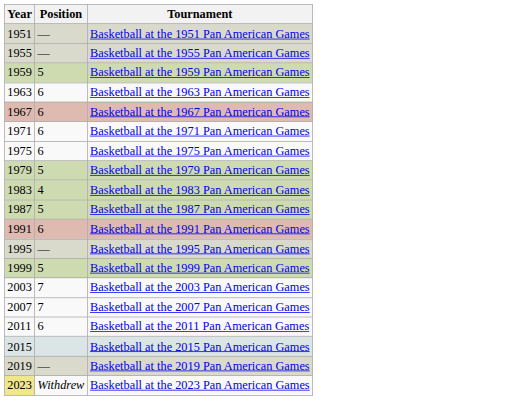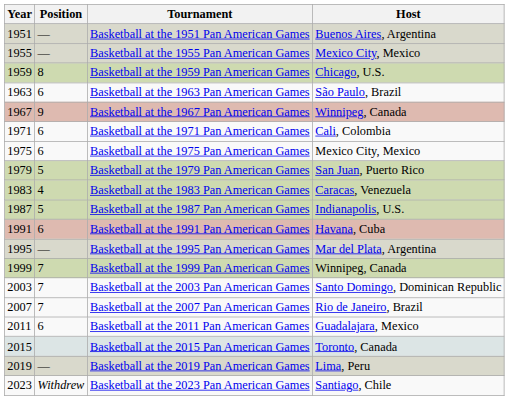+ column: (408, 14)
(41, 72) 5 -> (41, 72) 8
(41, 111) 6 -> (41, 111) 9
(41, 268) 5 -> (41, 268) 7
(20, 385) khaki background -> (20, 385) no background
